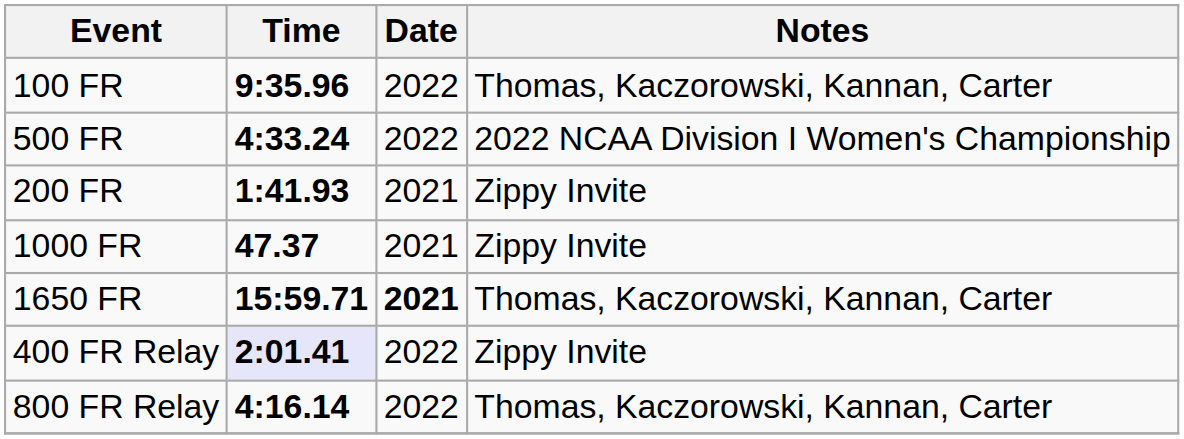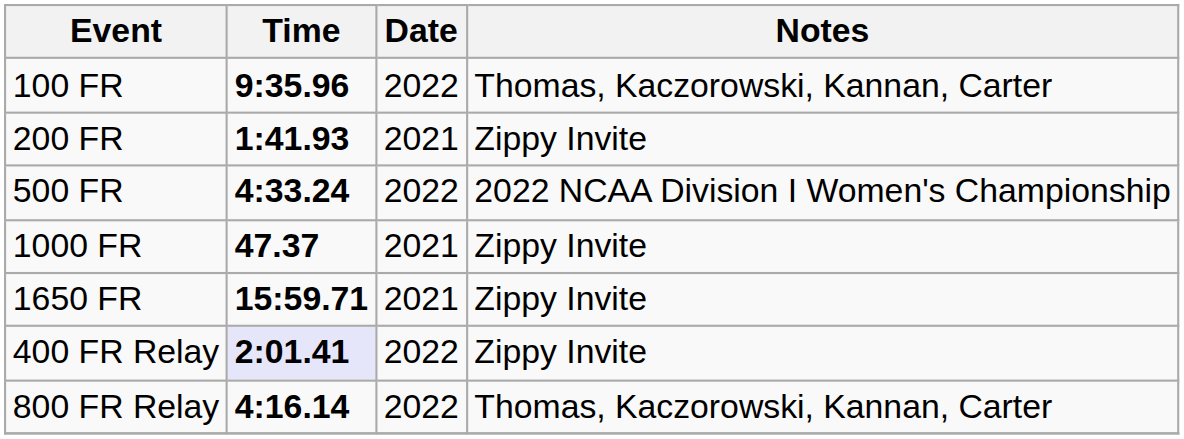rows swapped: (68, 191) <-> (68, 138)
(421, 298) bold -> (421, 298) normal
(763, 298) Thomas, Kaczorowski, Kannan, Carter -> (561, 298) Zippy Invite
